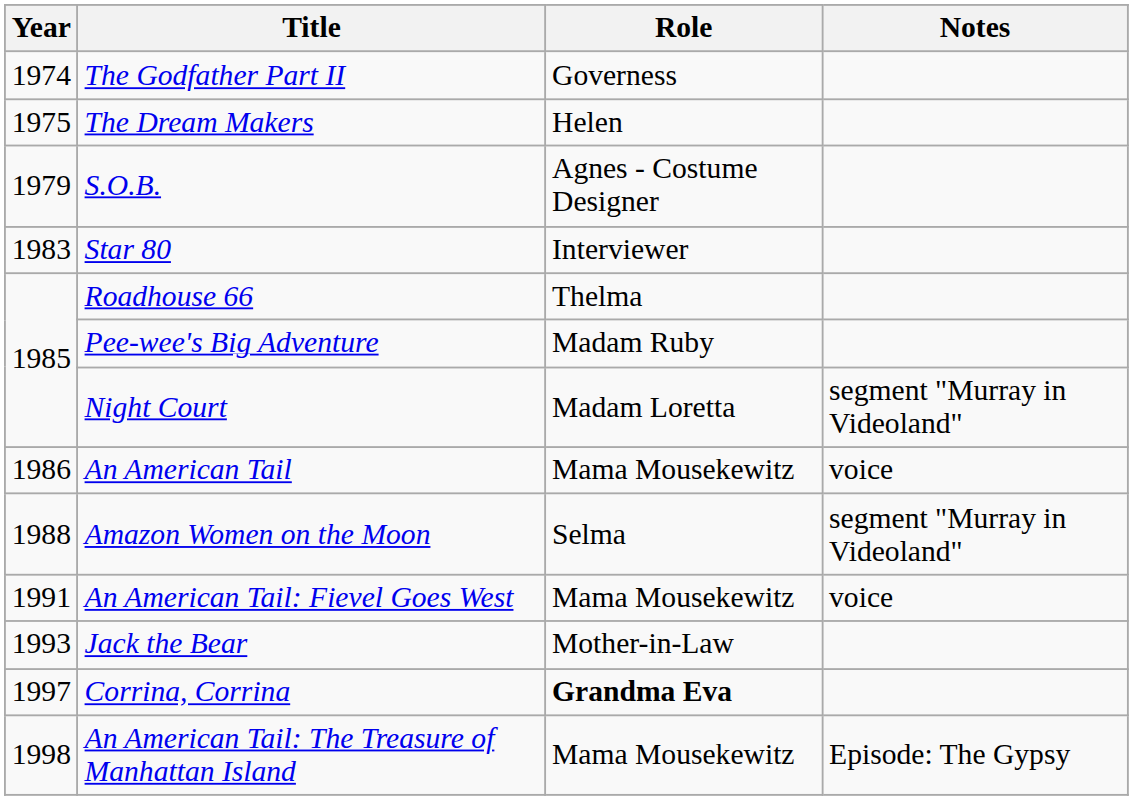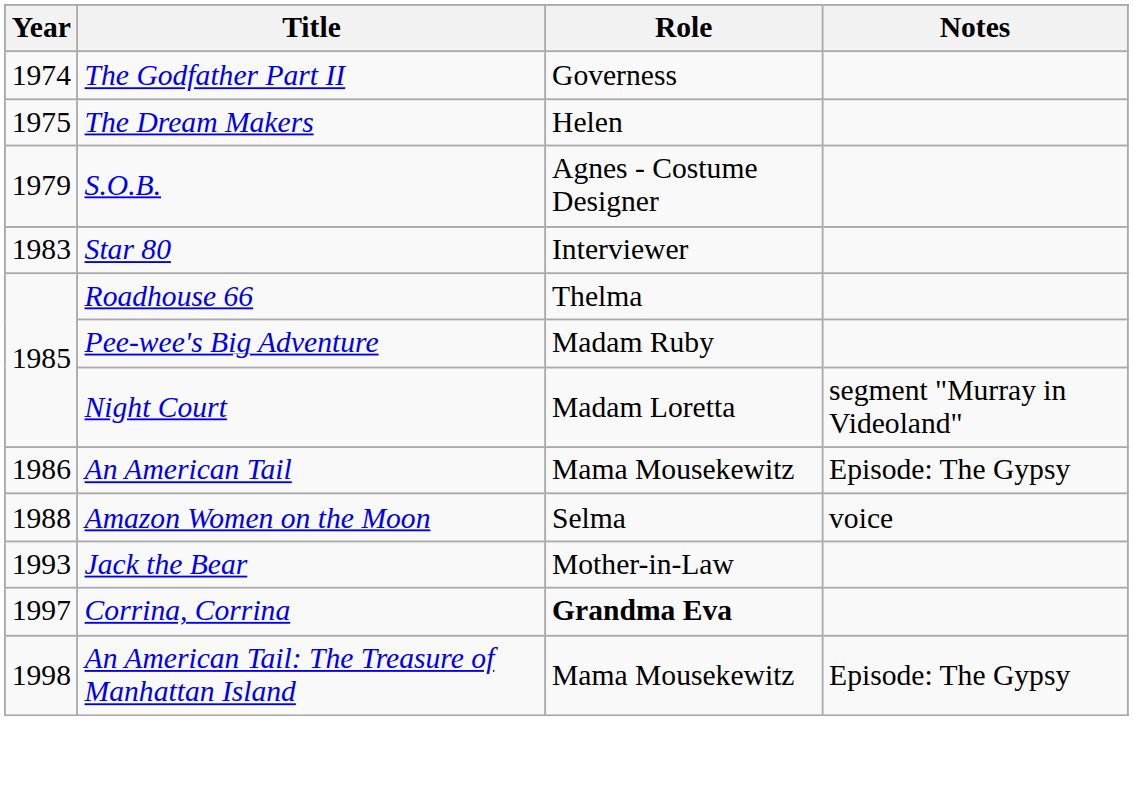(861, 470) voice -> (950, 470) Episode: The Gypsy
(948, 533) segment "Murray in Videoland" -> (861, 517) voice
- row: (299, 597)
